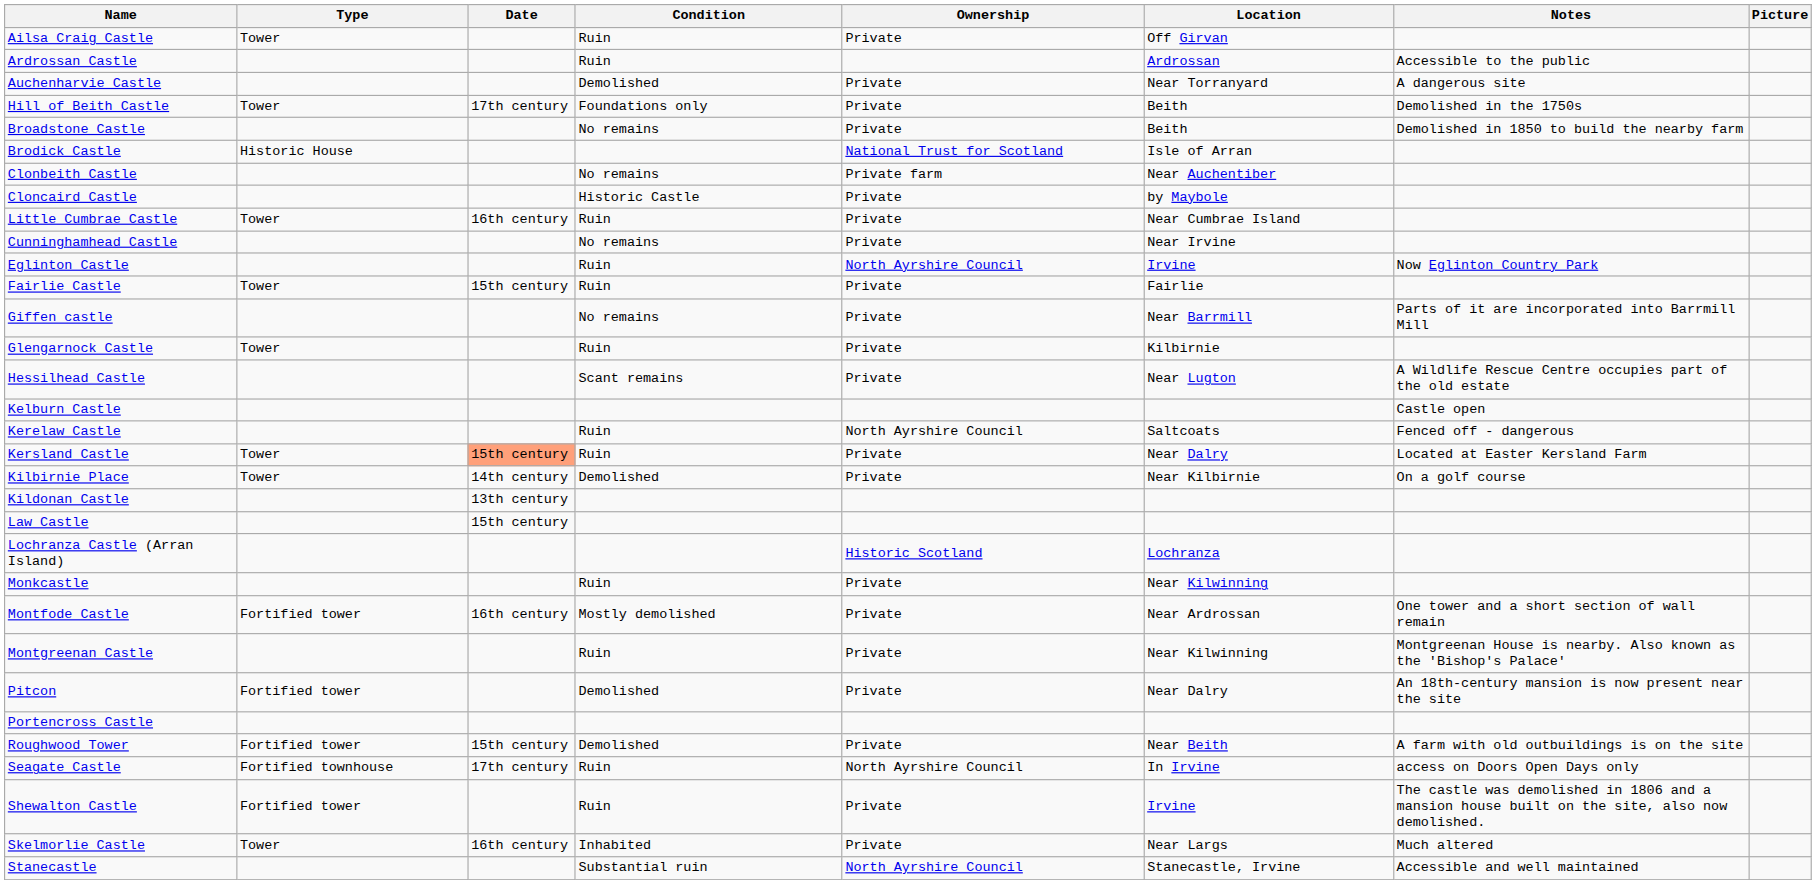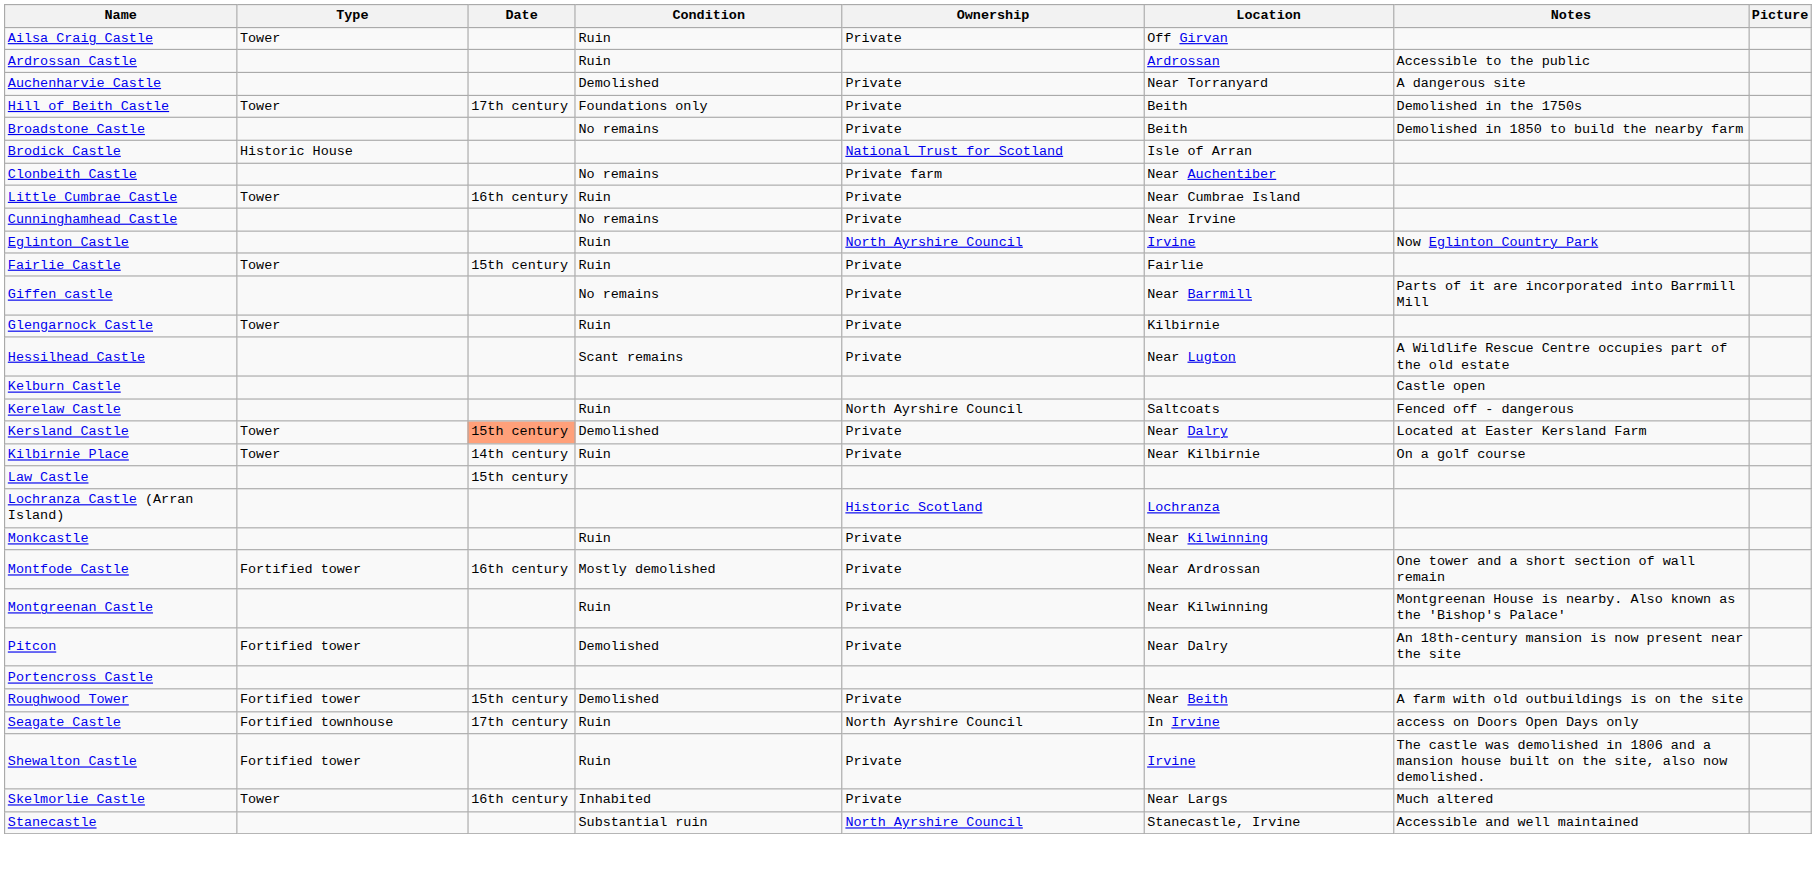- row: (72, 196)
(595, 455) Ruin -> (619, 432) Demolished
(619, 477) Demolished -> (595, 455) Ruin
- row: (68, 500)
